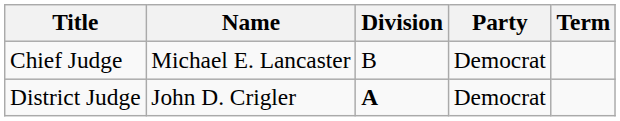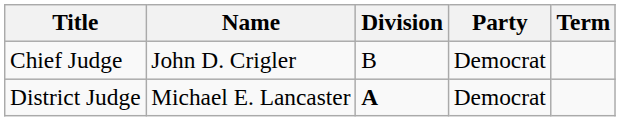(251, 60) Michael E. Lancaster -> (224, 60) John D. Crigler
(224, 97) John D. Crigler -> (251, 97) Michael E. Lancaster
